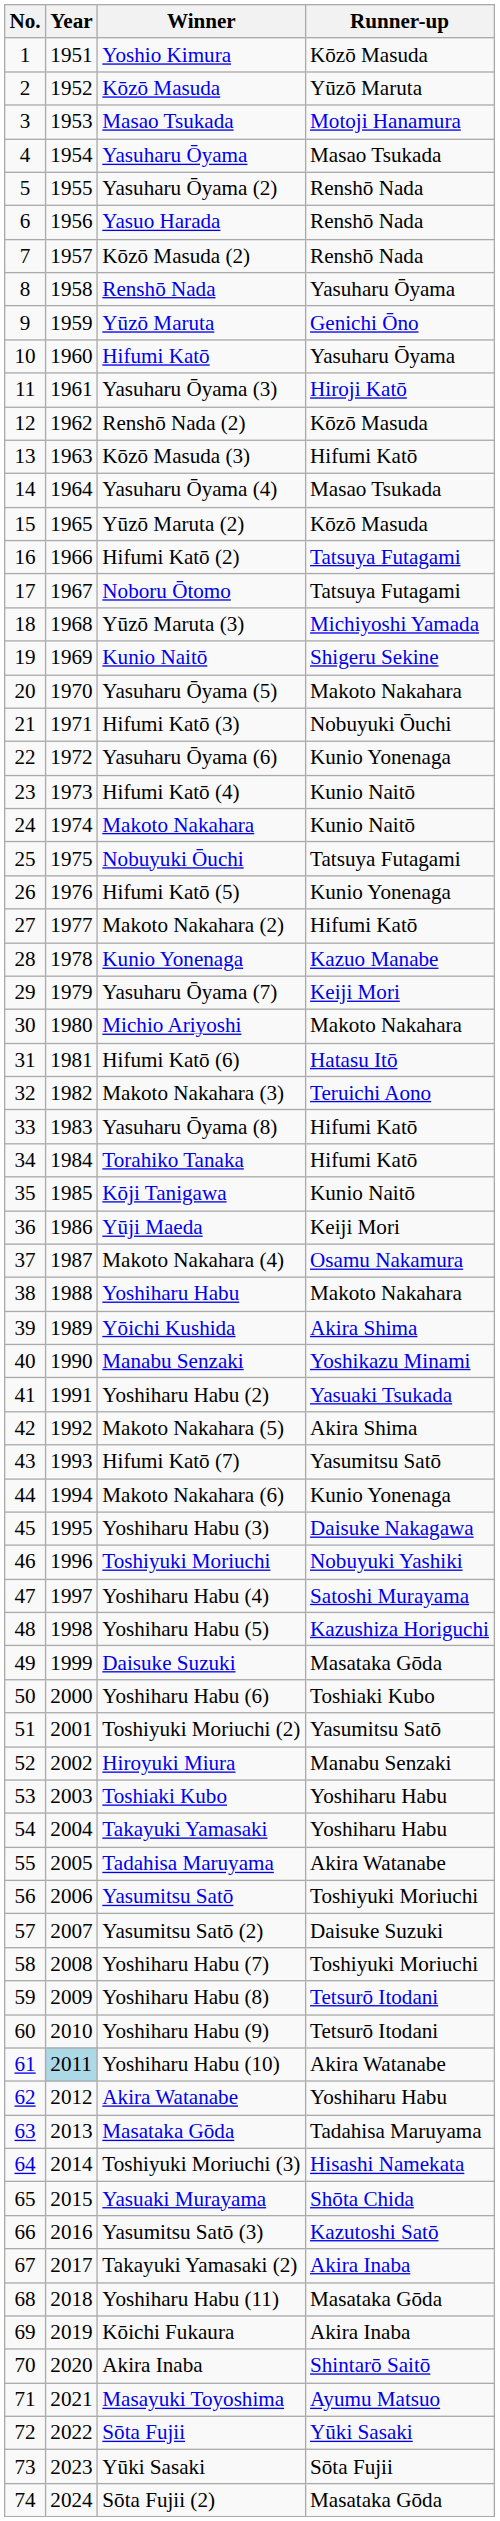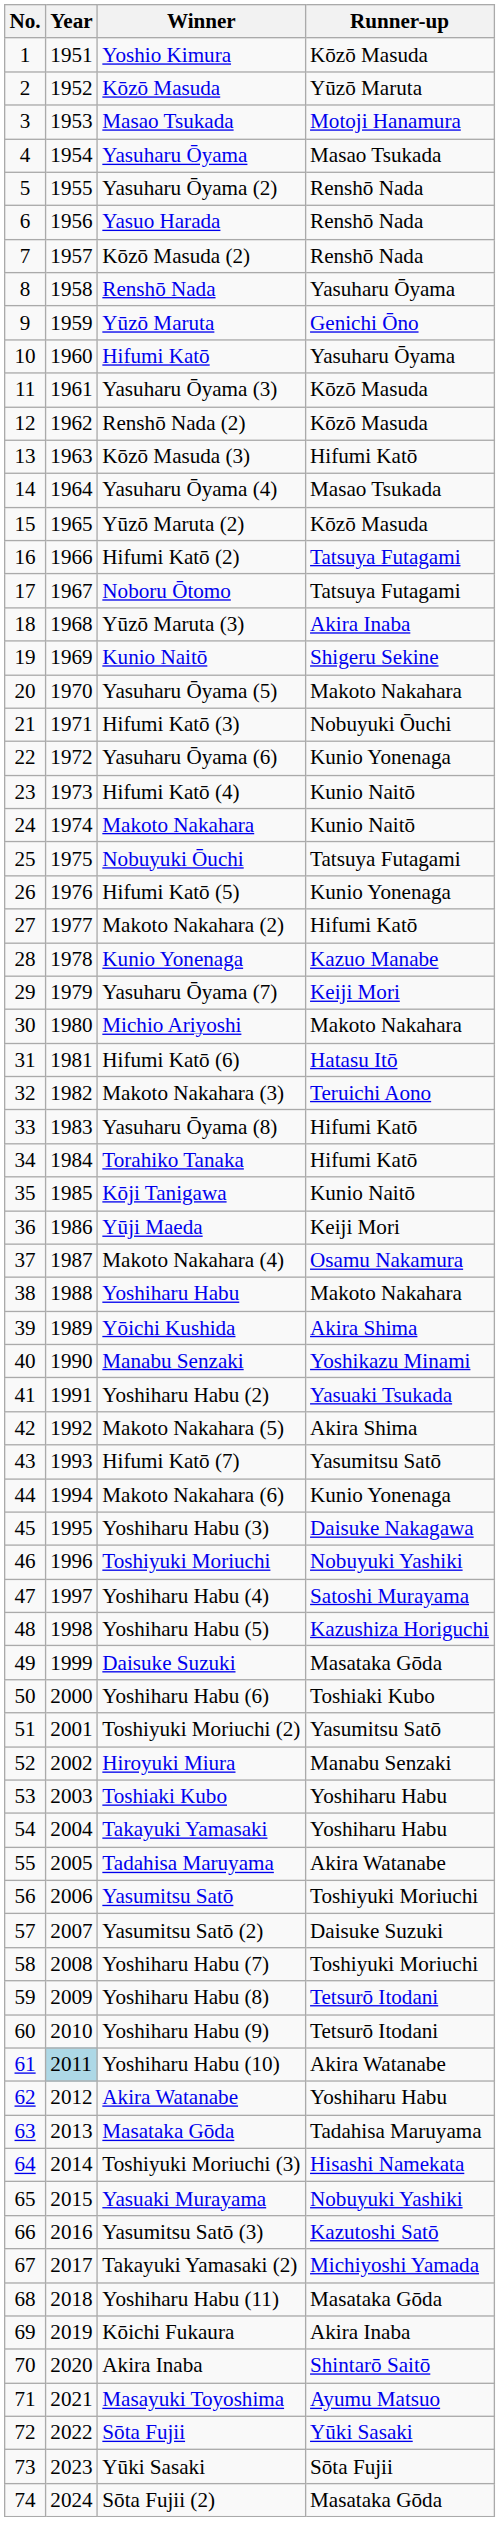(358, 389) Hiroji Katō -> (369, 389) Kōzō Masuda
(395, 624) Michiyoshi Yamada -> (360, 624) Akira Inaba
(362, 2198) Shōta Chida -> (386, 2198) Nobuyuki Yashiki
(360, 2265) Akira Inaba -> (395, 2265) Michiyoshi Yamada
